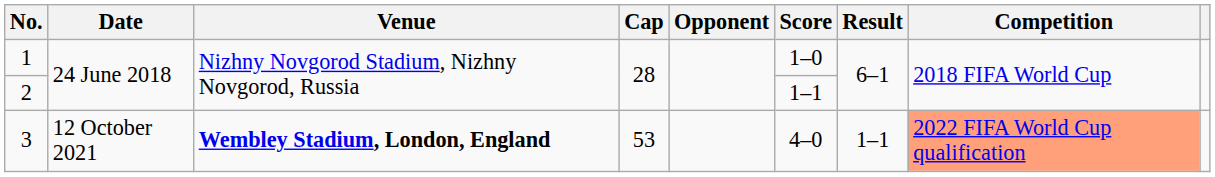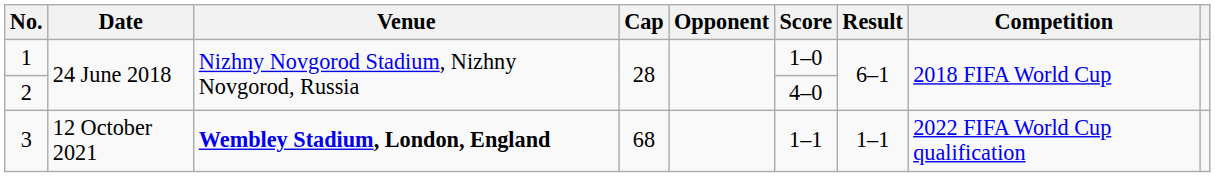(806, 92) 1–1 -> (806, 92) 4–0
(644, 140) 53 -> (644, 140) 68
(806, 140) 4–0 -> (806, 140) 1–1
(1012, 140) lightsalmon background -> (1012, 140) no background
